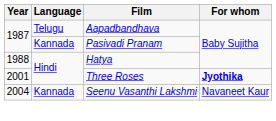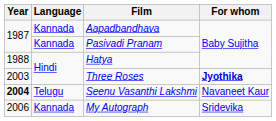(49, 28) Telugu -> (54, 28) Kannada
(18, 76) 2001 -> (18, 76) 2003
(18, 92) normal -> (18, 92) bold
(54, 92) Kannada -> (49, 92) Telugu
+ row: (117, 108)
